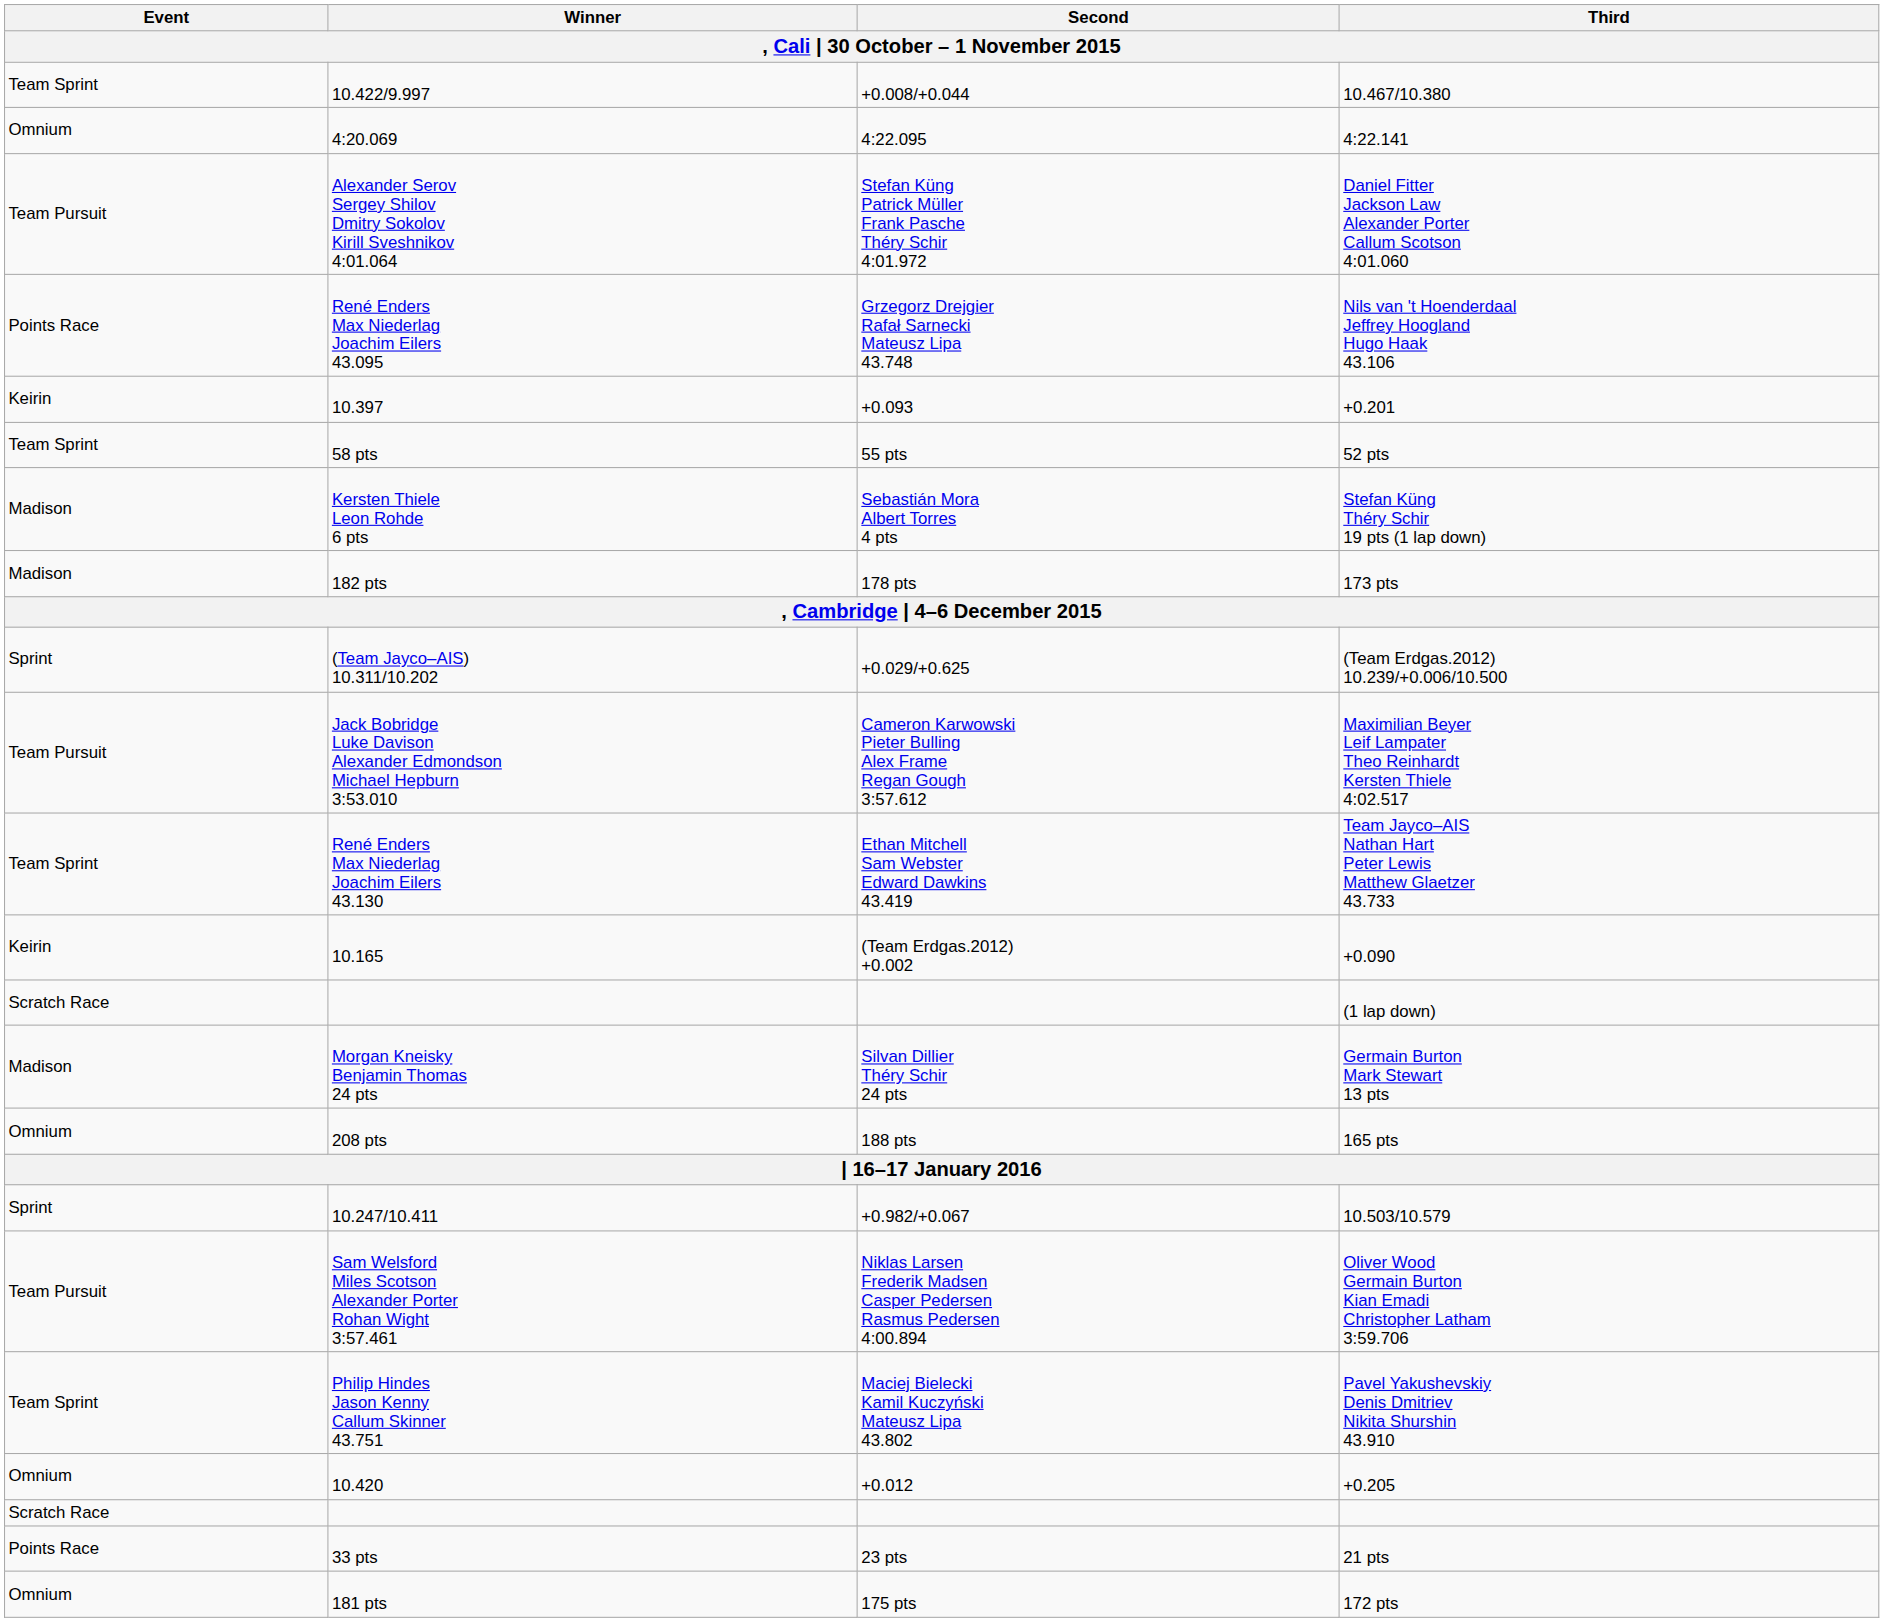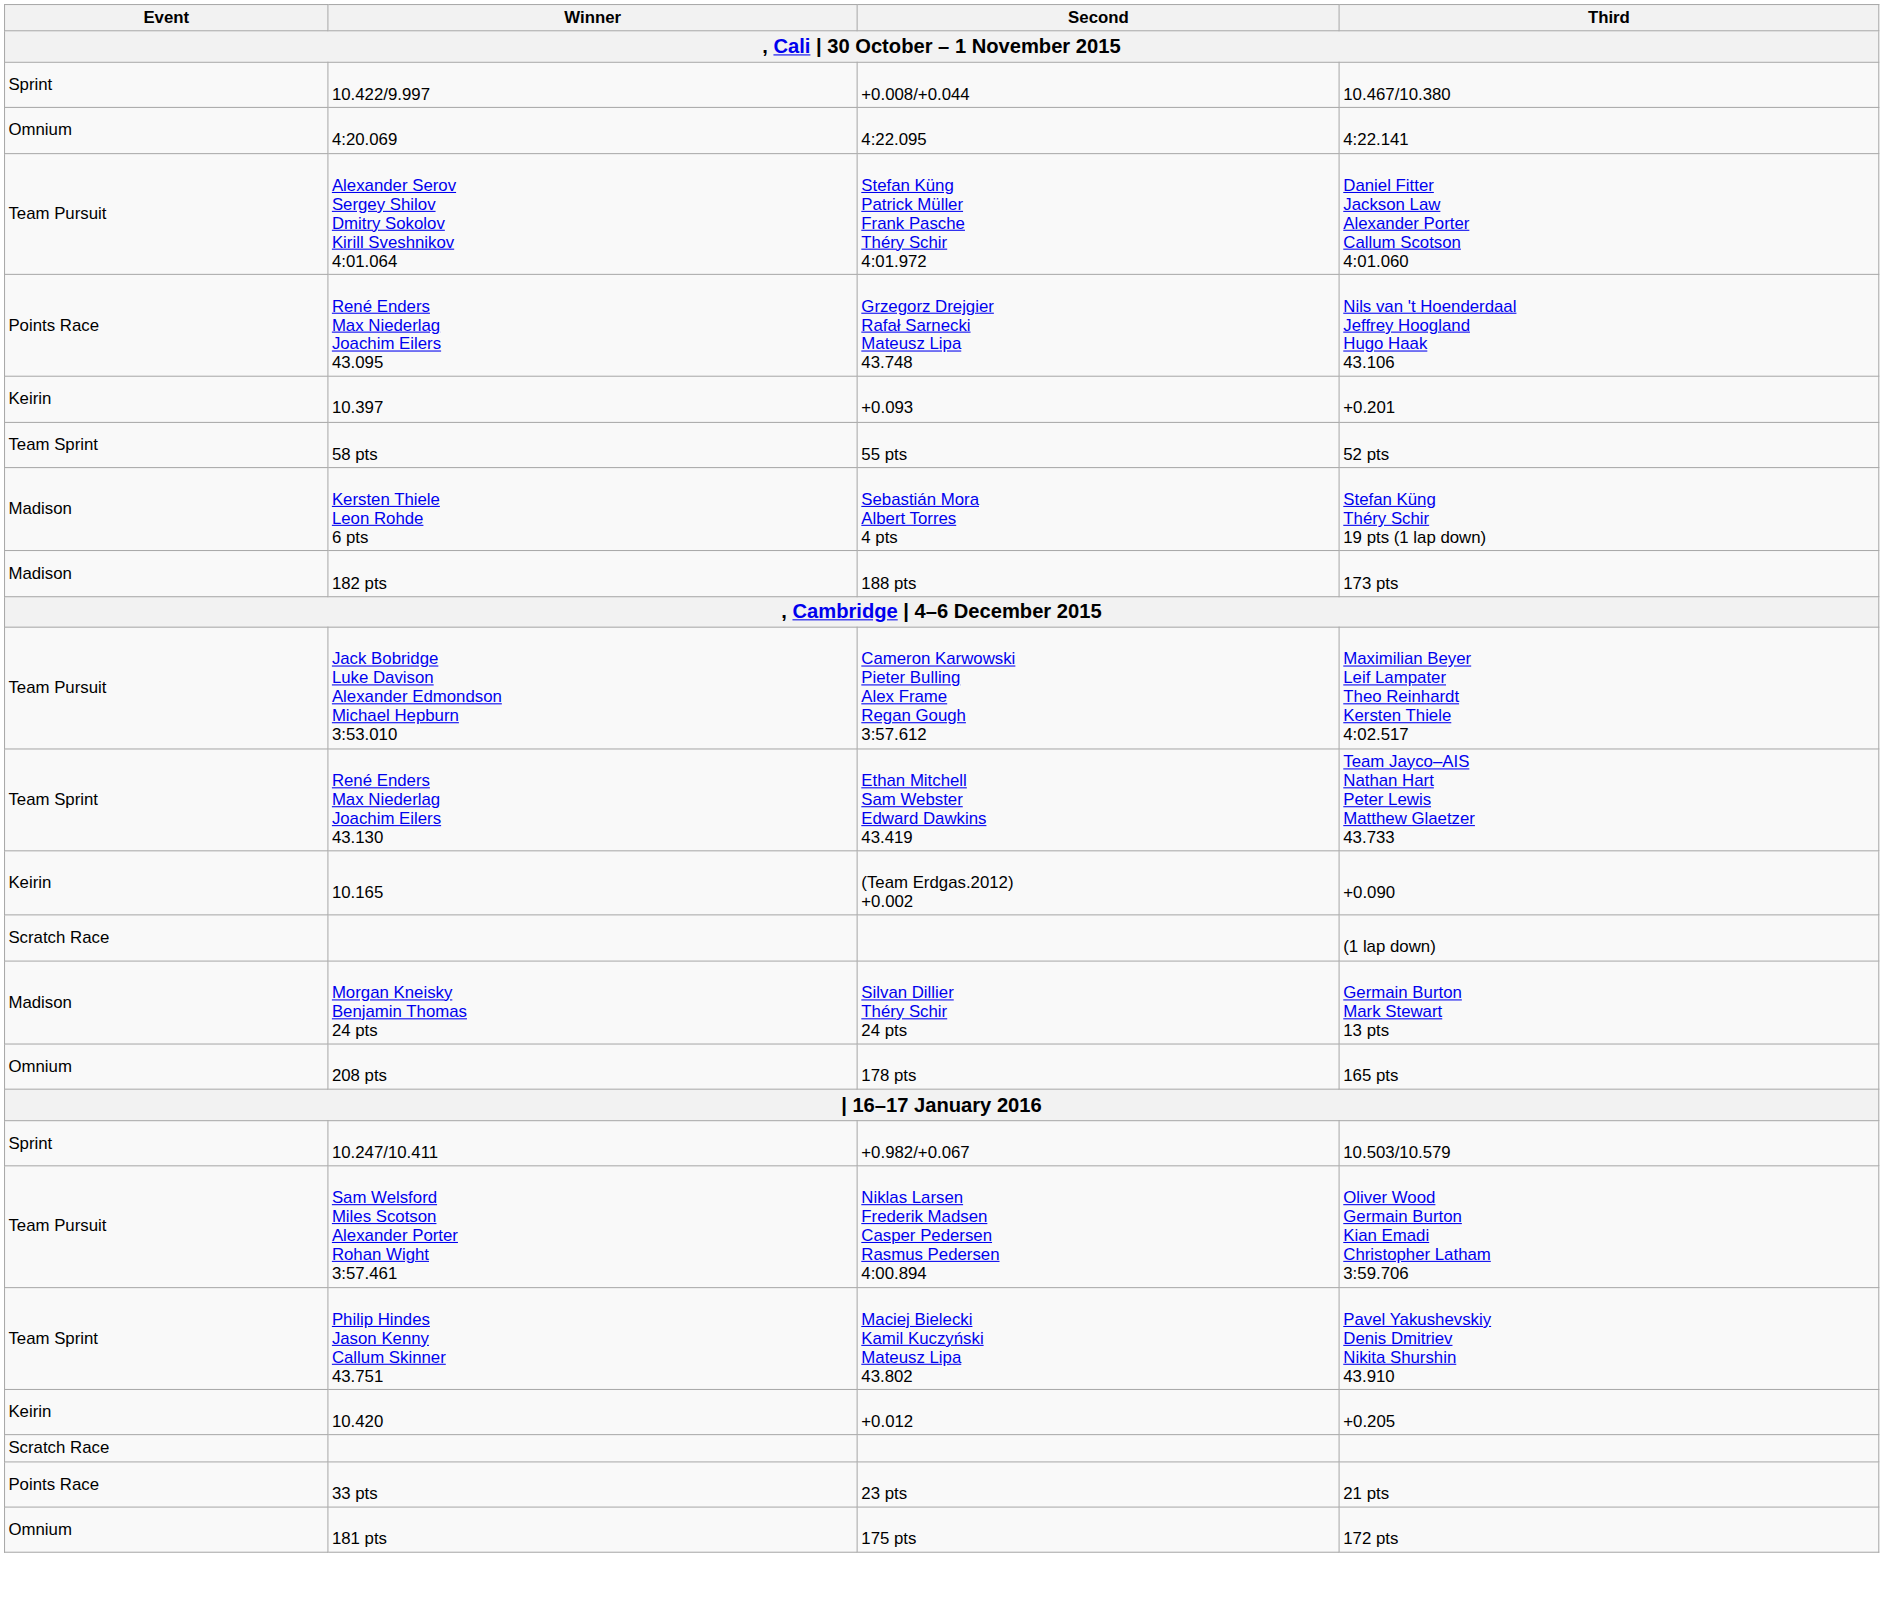(53, 84) Team Sprint -> (30, 84) Sprint
(889, 583) 178 pts -> (889, 583) 188 pts
- row: (1425, 668)
(889, 1140) 188 pts -> (889, 1076) 178 pts
(40, 1476) Omnium -> (30, 1412) Keirin
